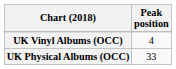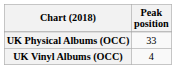rows swapped: (68, 56) <-> (68, 40)
